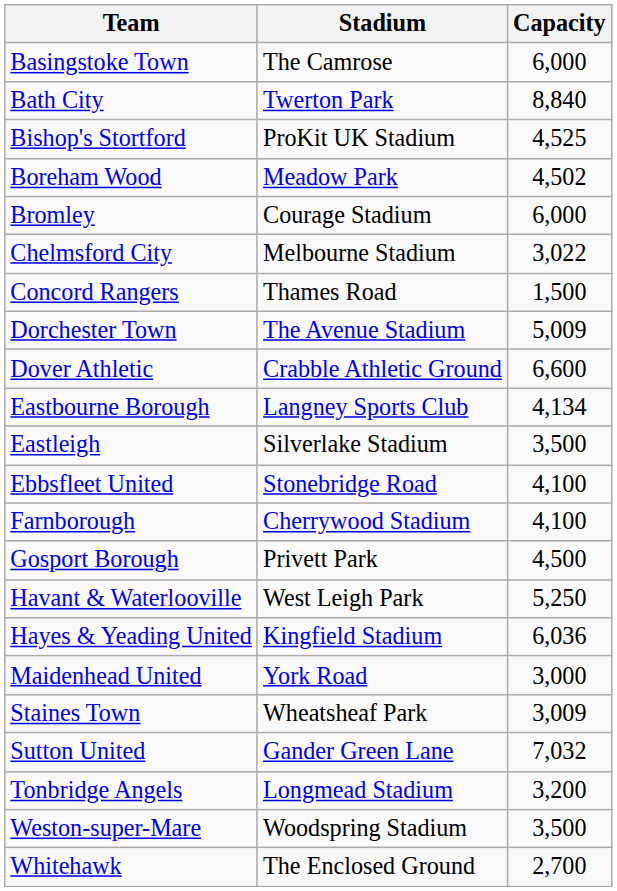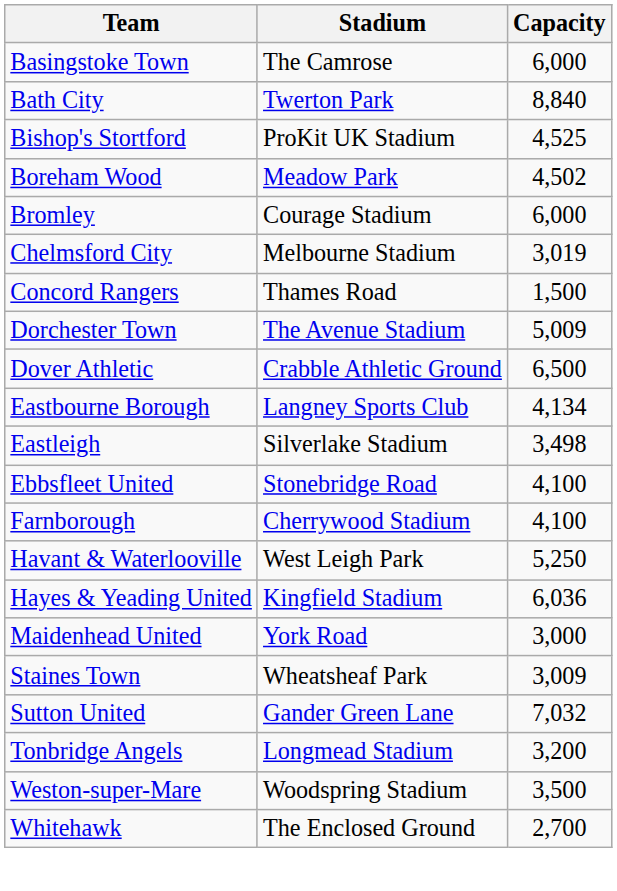(559, 253) 3,022 -> (559, 253) 3,019
(559, 368) 6,600 -> (559, 368) 6,500
(559, 445) 3,500 -> (559, 445) 3,498
- row: (95, 560)
